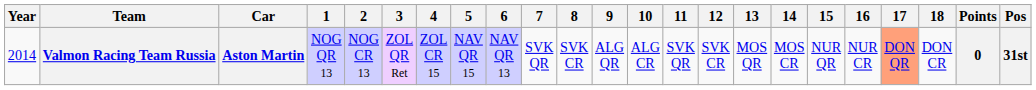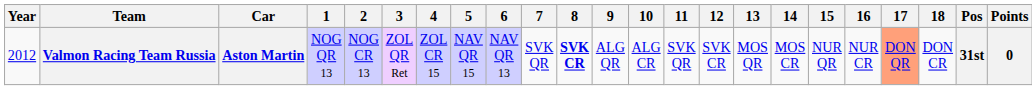columns swapped: (1016, 15) <-> (978, 15)
(22, 55) 2014 -> (22, 55) 2012
(574, 55) normal -> (575, 55) bold
